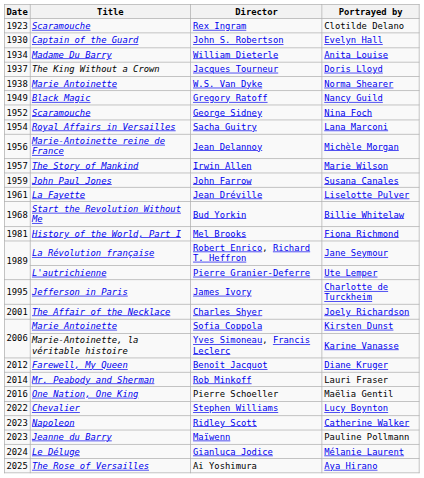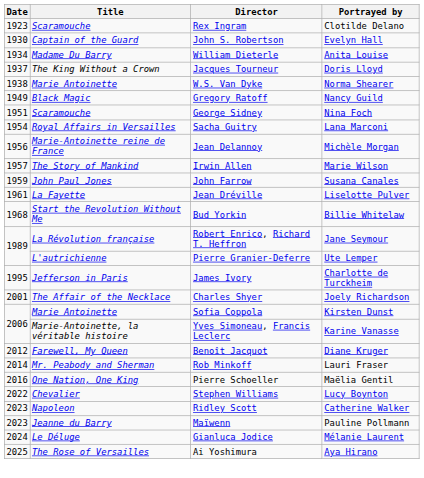(17, 112) 1952 -> (17, 112) 1951
- row: (220, 234)
